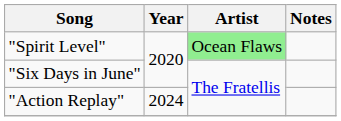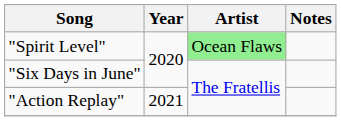(166, 101) 2024 -> (166, 101) 2021
